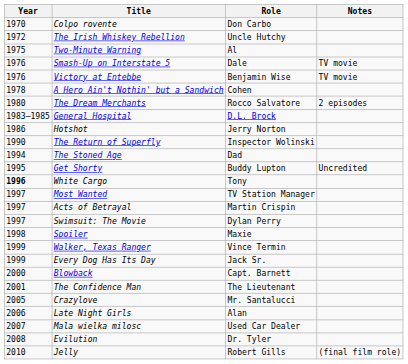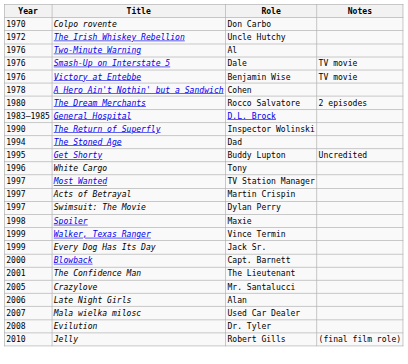(16, 50) 1975 -> (16, 50) 1976
- row: (71, 129)
(16, 182) bold -> (16, 169) normal
